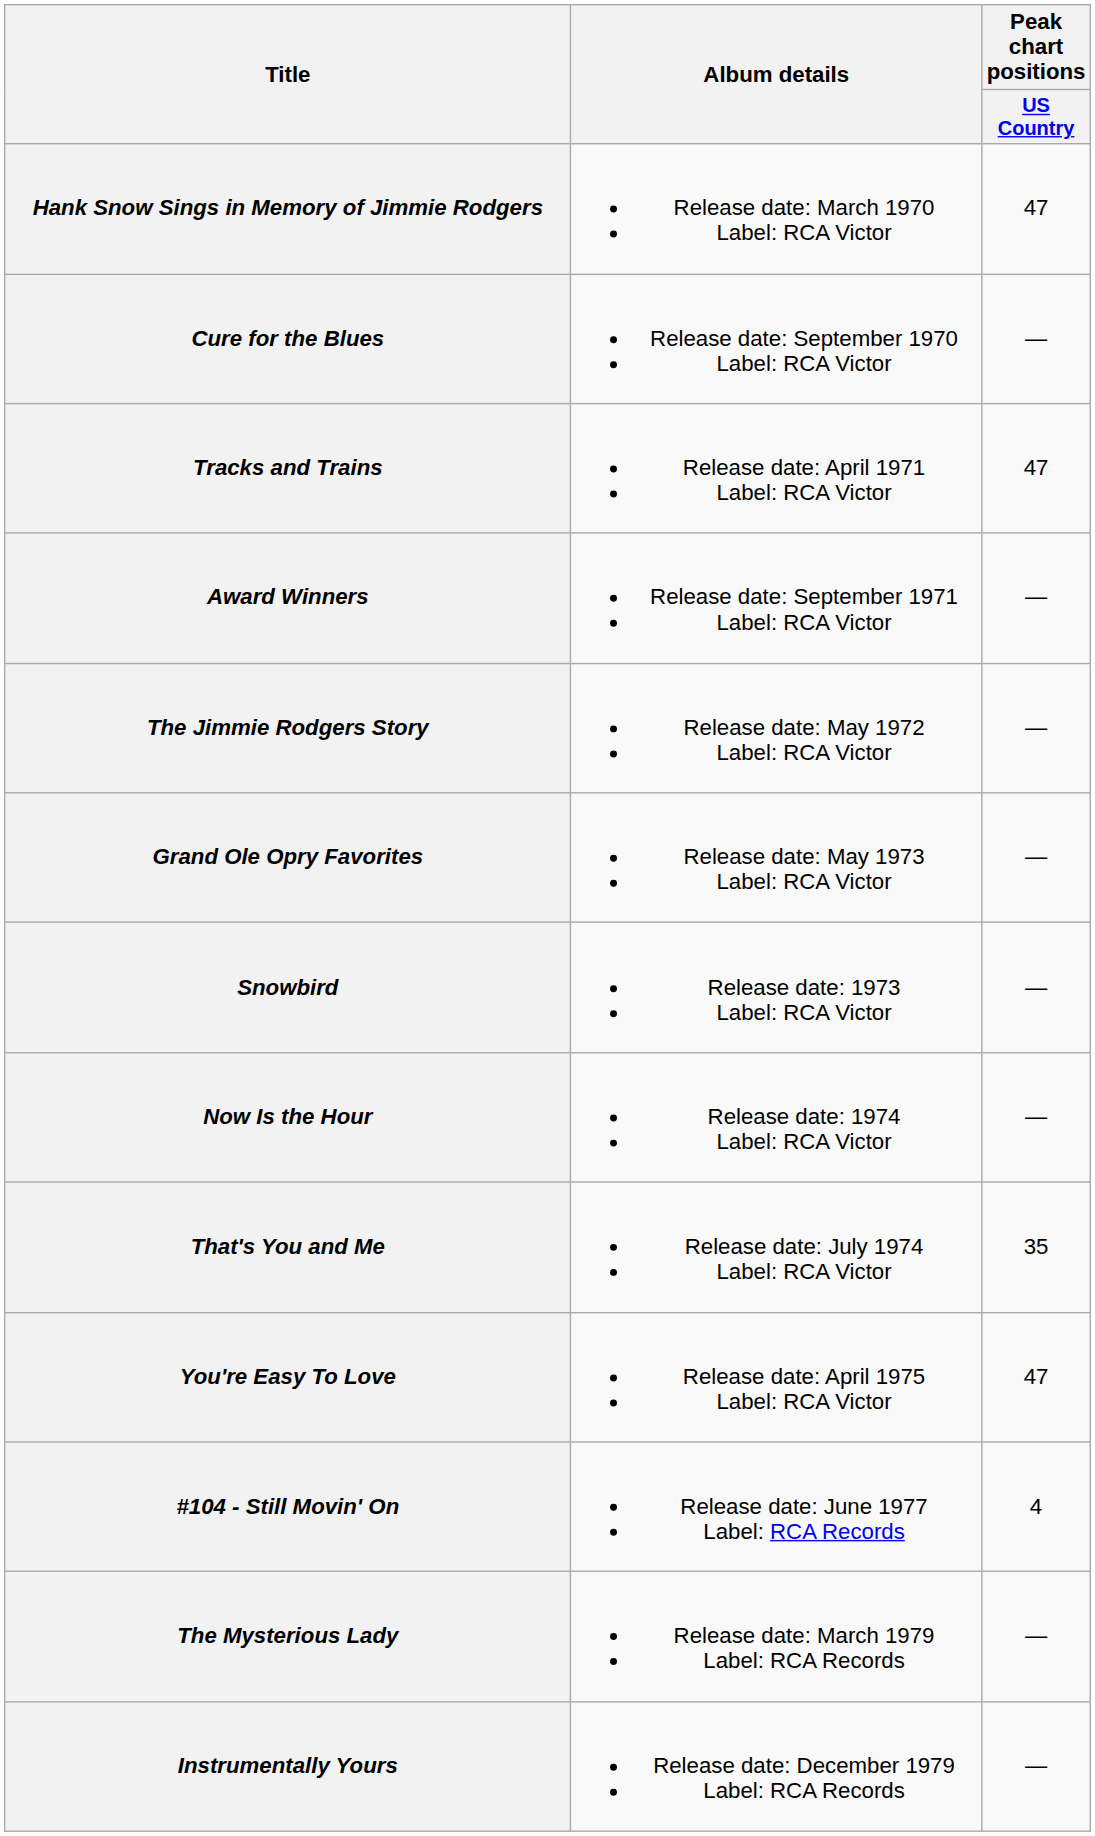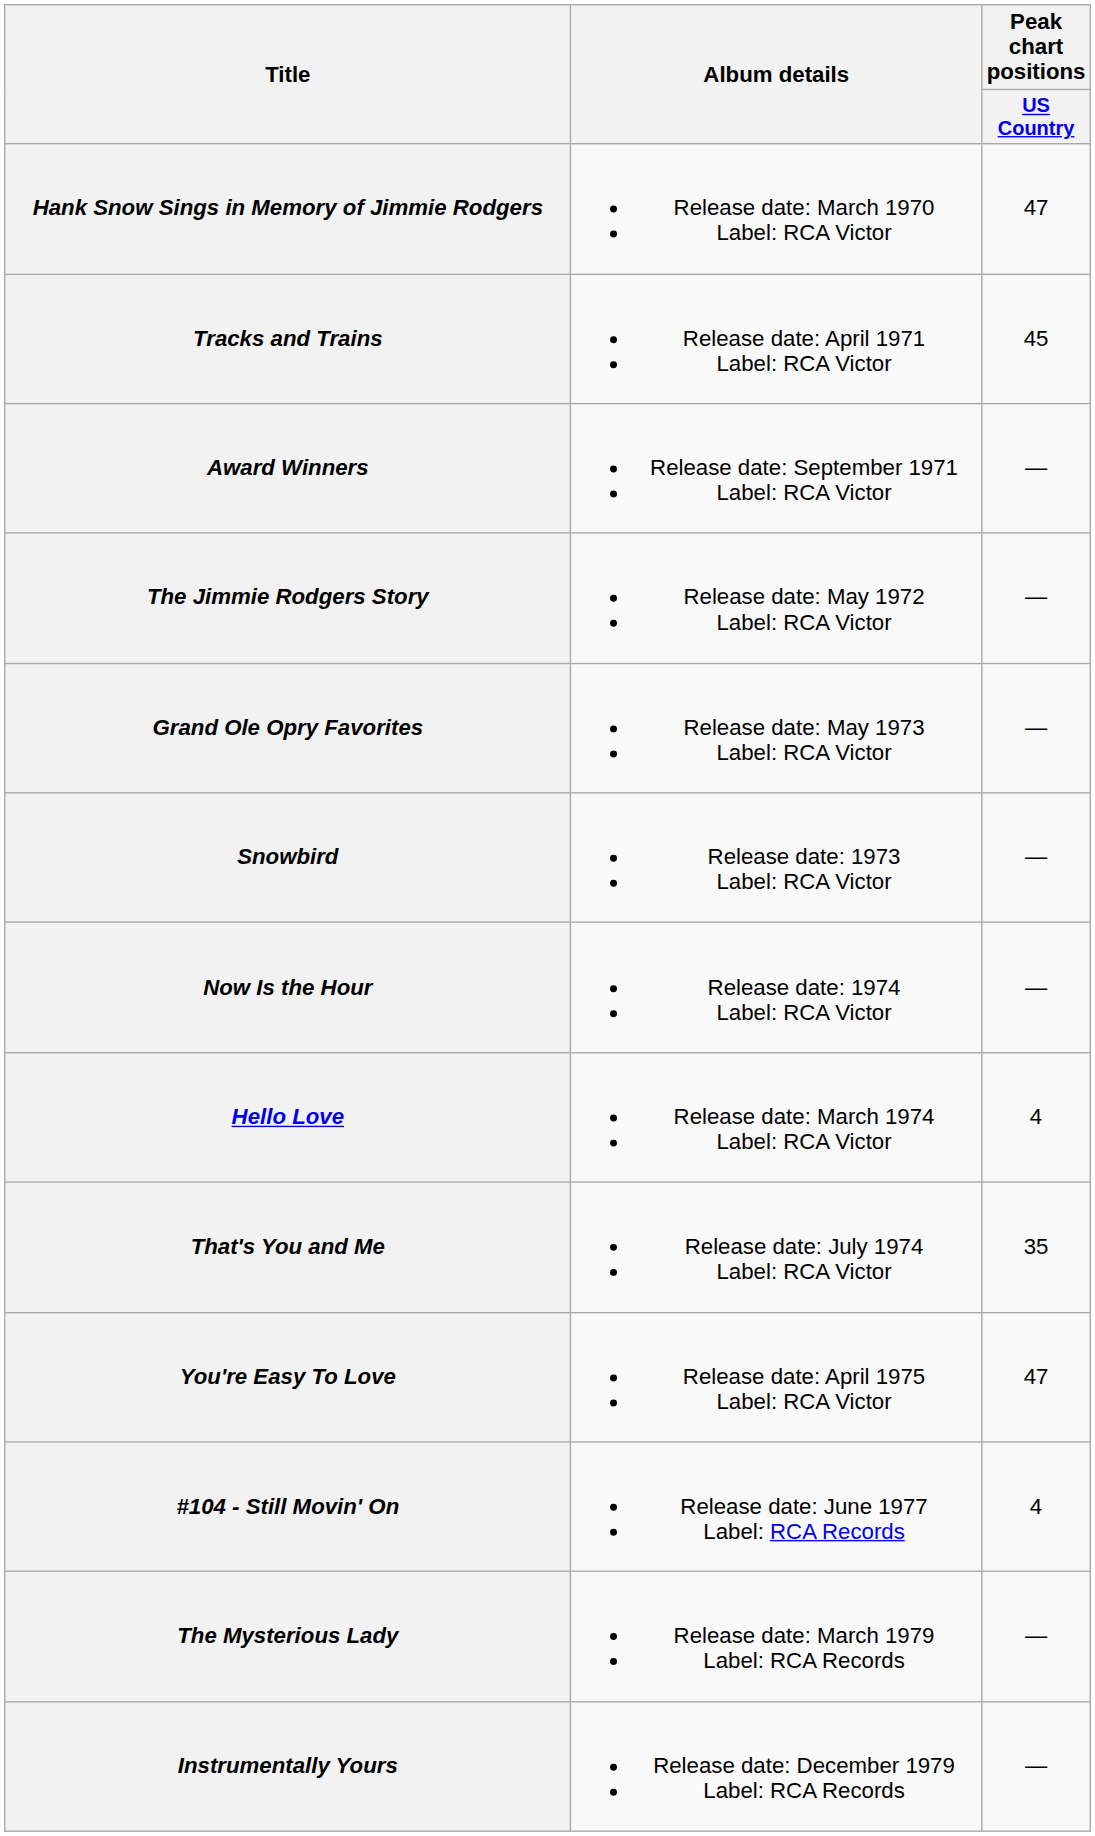- row: (288, 338)
(1036, 468) 47 -> (1036, 338) 45
+ row: (288, 1117)
